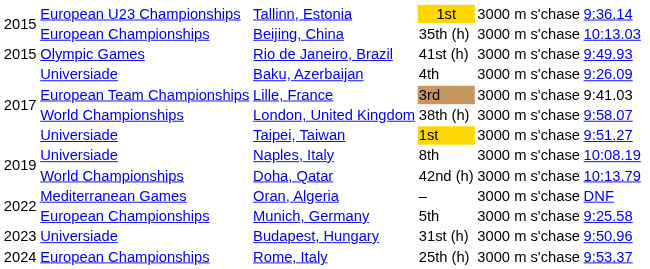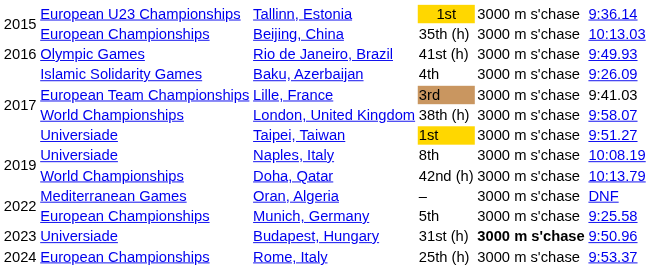(20, 54) 2015 -> (20, 54) 2016
(79, 74) Universiade -> (121, 74) Islamic Solidarity Games
(529, 236) normal -> (531, 236) bold
